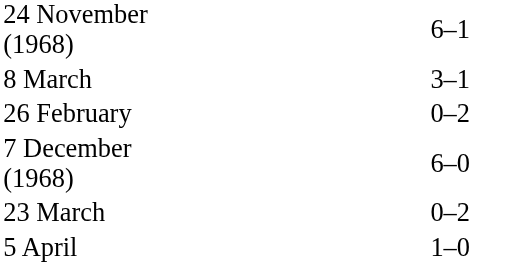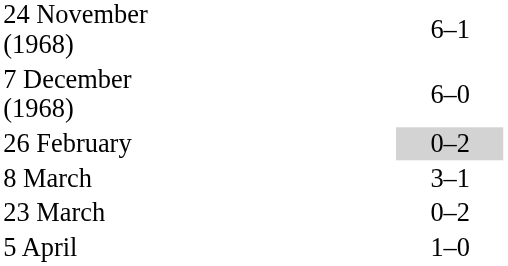rows swapped: (67, 163) <-> (48, 79)
(450, 113) no background -> (450, 143) lightgrey background
